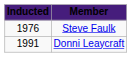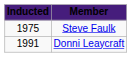(28, 28) 1976 -> (28, 28) 1975
